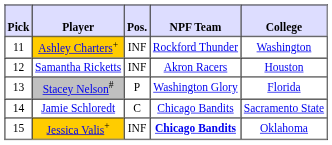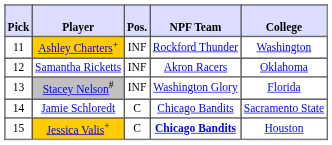(284, 67) Houston -> (284, 67) Oklahoma
(137, 88) P -> (137, 88) INF
(137, 128) INF -> (137, 128) C
(284, 128) Oklahoma -> (284, 128) Houston
